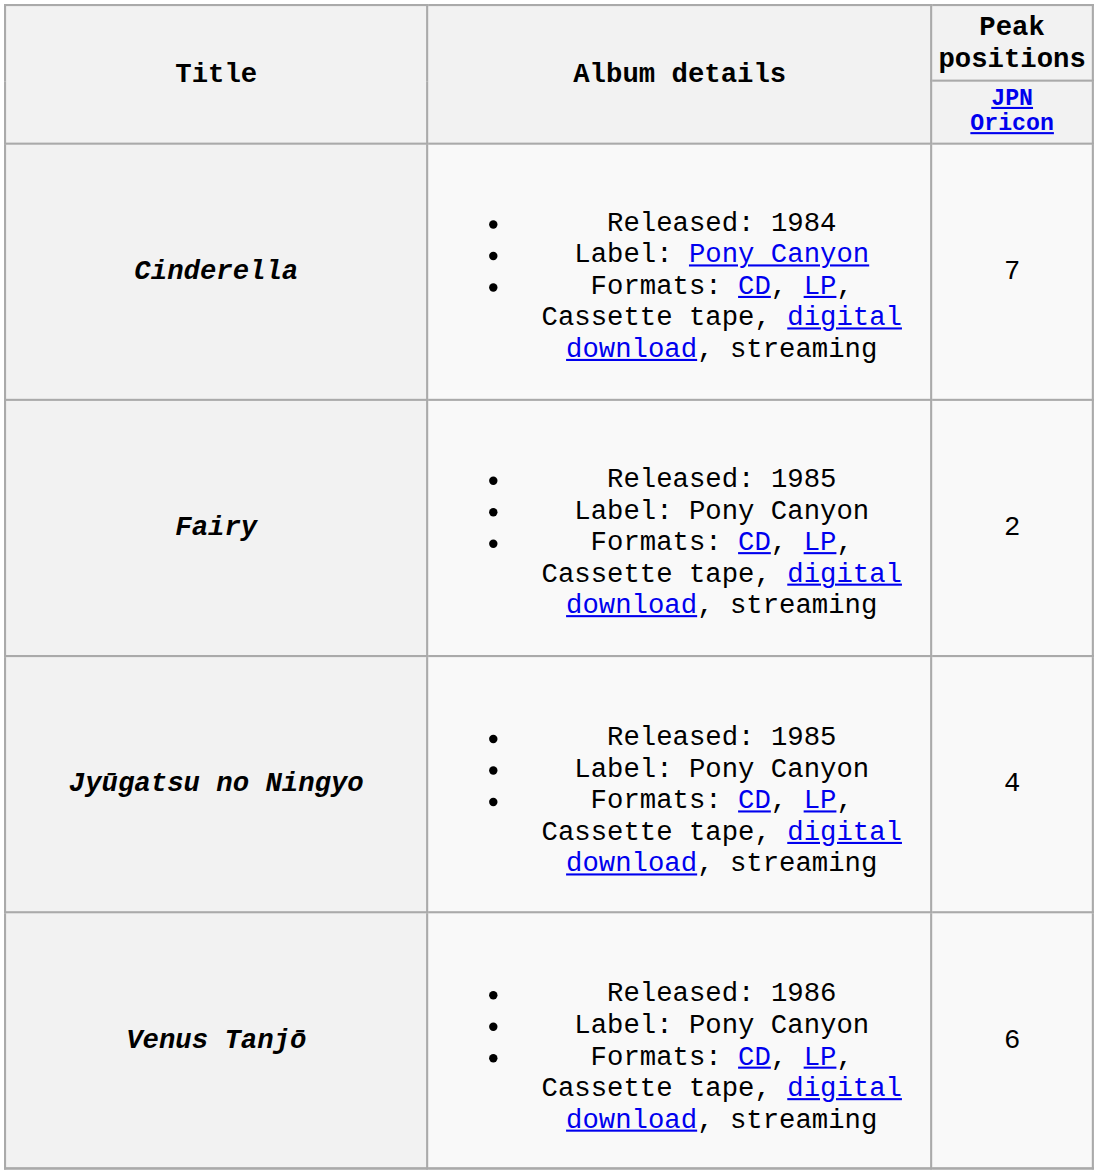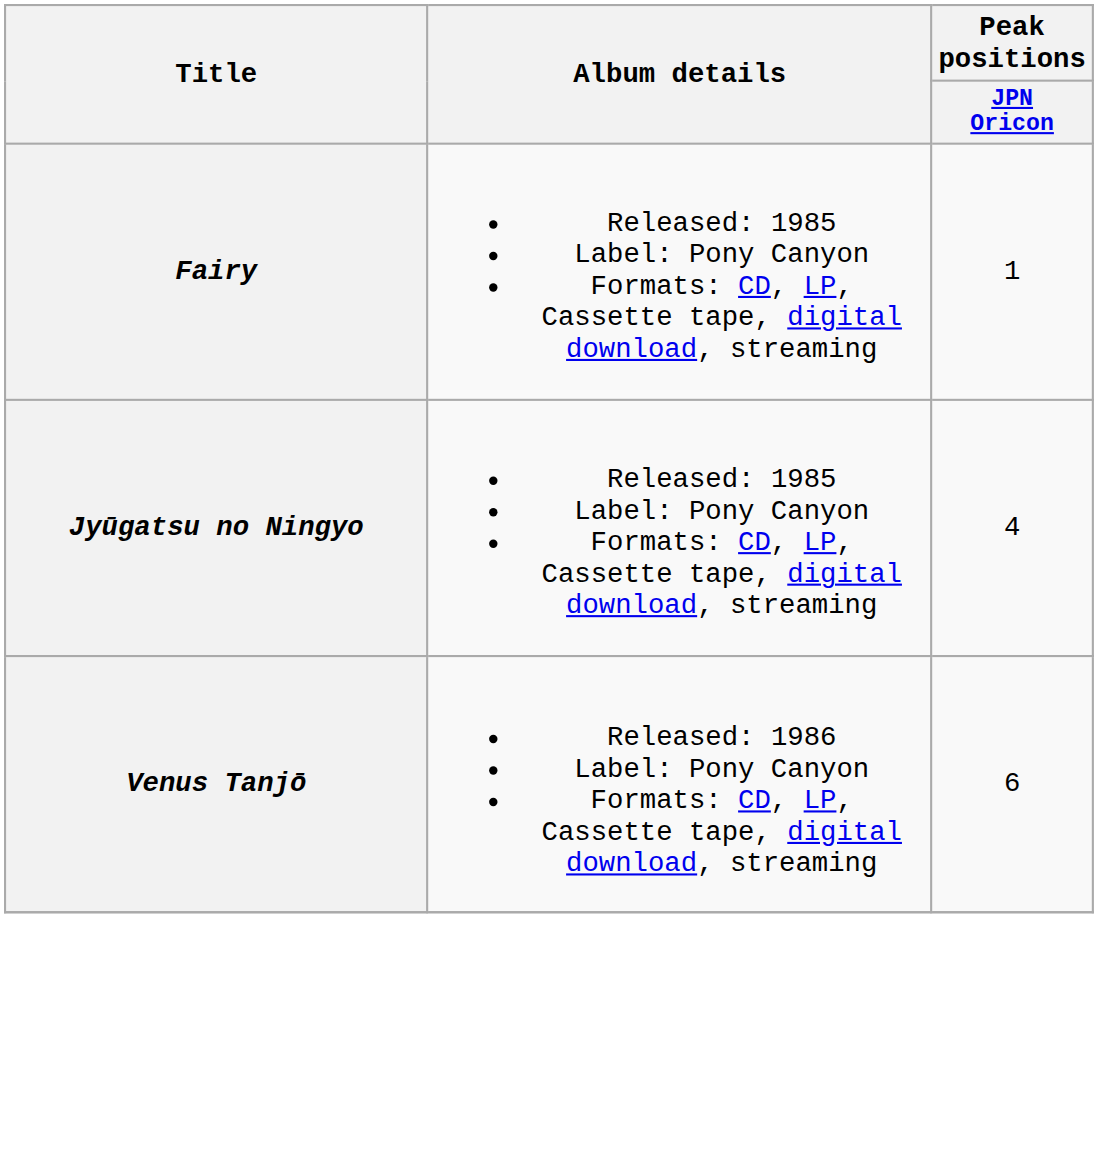- row: (216, 271)
(1012, 528) 2 -> (1012, 271) 1
